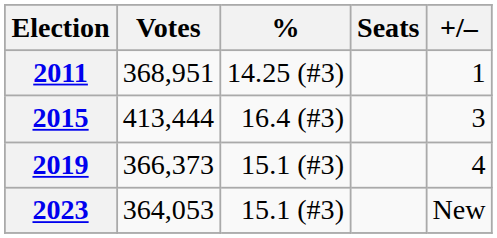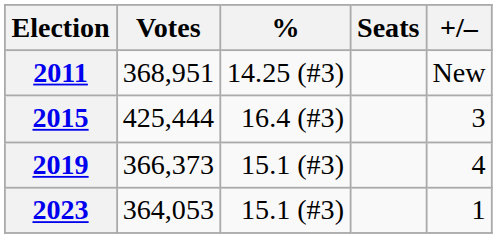(478, 72) 1 -> (459, 72) New
(168, 117) 413,444 -> (168, 117) 425,444
(459, 209) New -> (478, 209) 1
